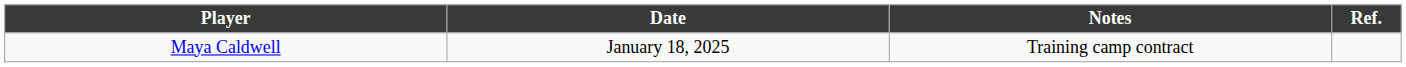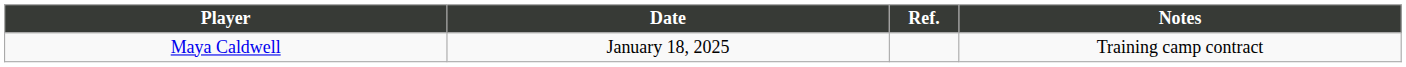columns swapped: (1110, 18) <-> (1366, 18)
